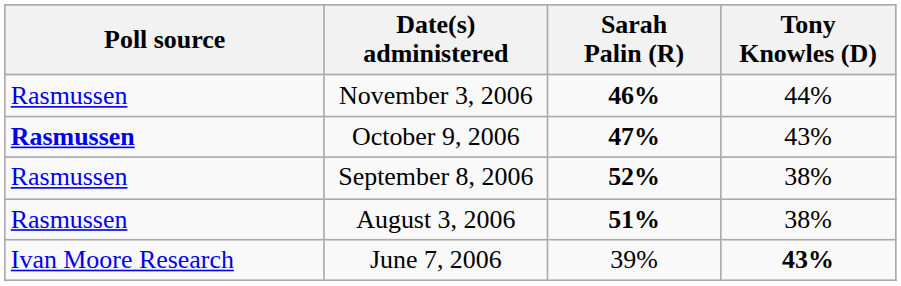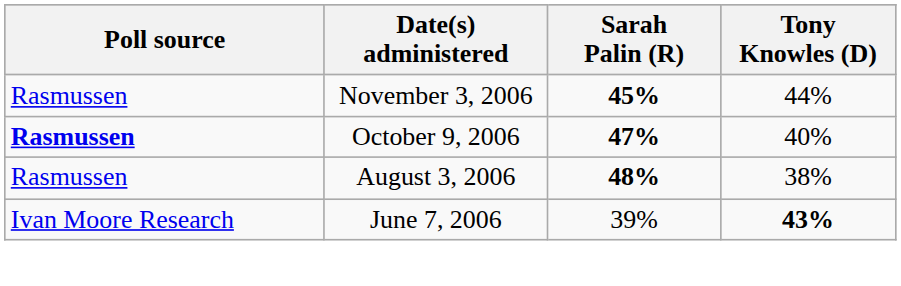(634, 95) 46% -> (634, 95) 45%
(808, 136) 43% -> (808, 136) 40%
- row: (436, 177)
(634, 218) 51% -> (634, 177) 48%
